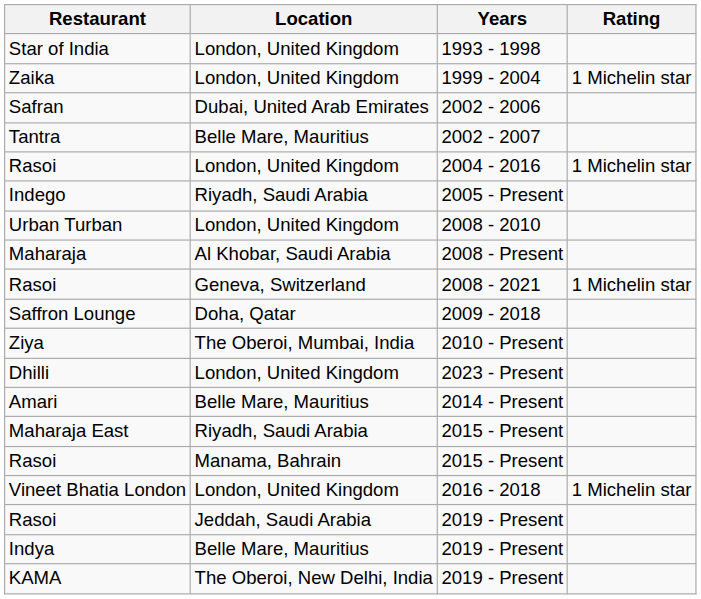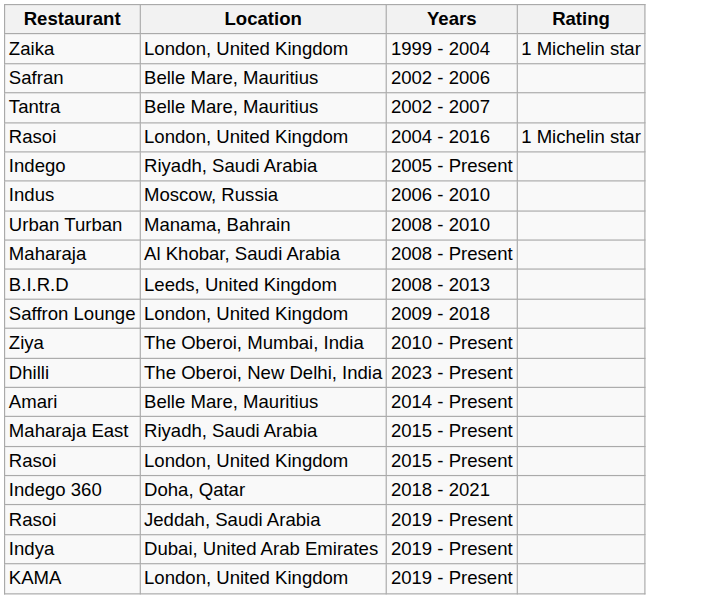- row: (59, 48)
(312, 107) Dubai, United Arab Emirates -> (231, 78) Belle Mare, Mauritius
+ row: (32, 195)
(297, 225) London, United Kingdom -> (217, 225) Manama, Bahrain
- row: (33, 284)
+ row: (39, 284)
(245, 313) Doha, Qatar -> (246, 313) London, United Kingdom
(297, 372) London, United Kingdom -> (263, 372) The Oberoi, New Delhi, India
(268, 460) Manama, Bahrain -> (246, 460) London, United Kingdom
- row: (97, 490)
+ row: (55, 490)
(282, 549) Belle Mare, Mauritius -> (261, 549) Dubai, United Arab Emirates
(314, 578) The Oberoi, New Delhi, India -> (246, 578) London, United Kingdom
